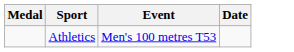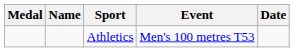+ column: (65, 15)
